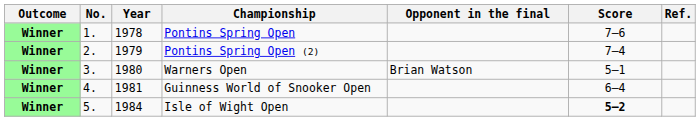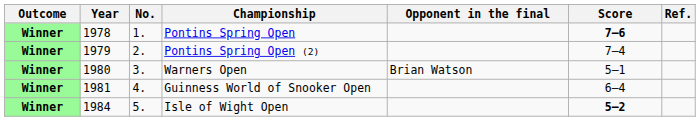columns swapped: (96, 14) <-> (137, 14)
(615, 32) normal -> (615, 32) bold
